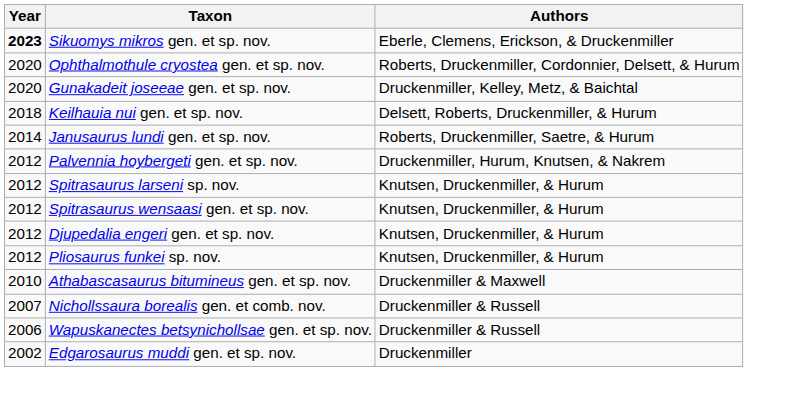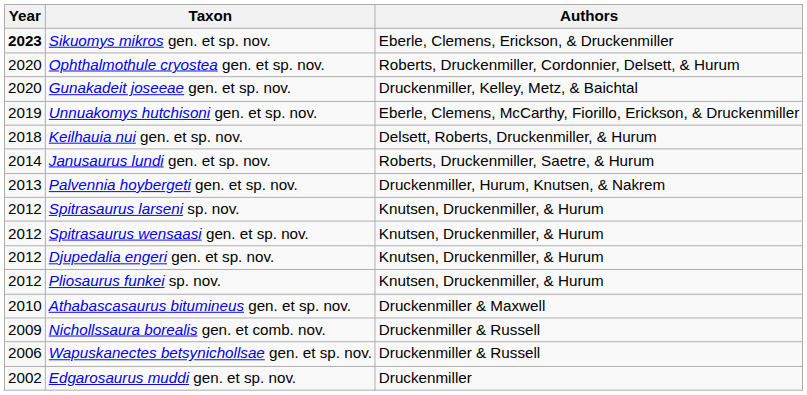+ row: (183, 112)
(25, 161) 2012 -> (25, 185) 2013
(25, 305) 2007 -> (25, 329) 2009
